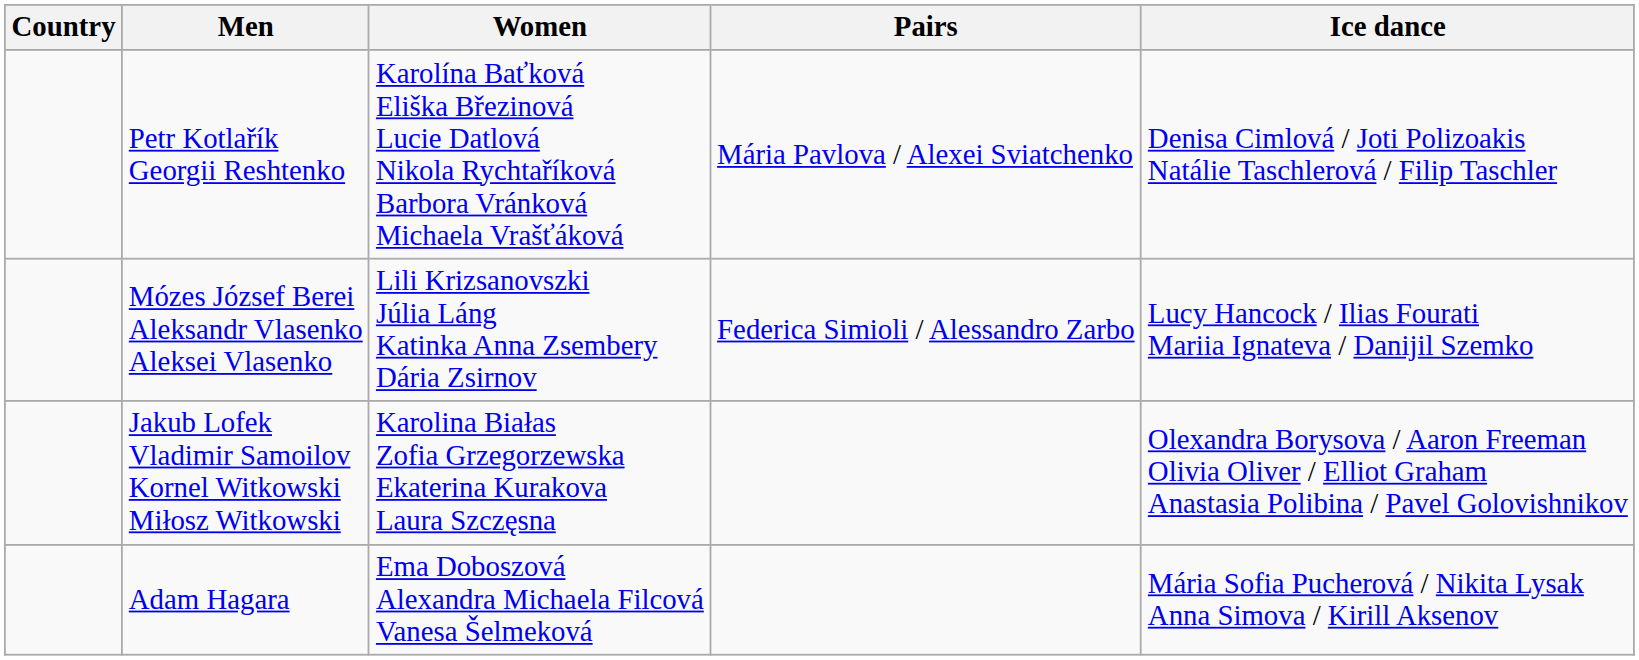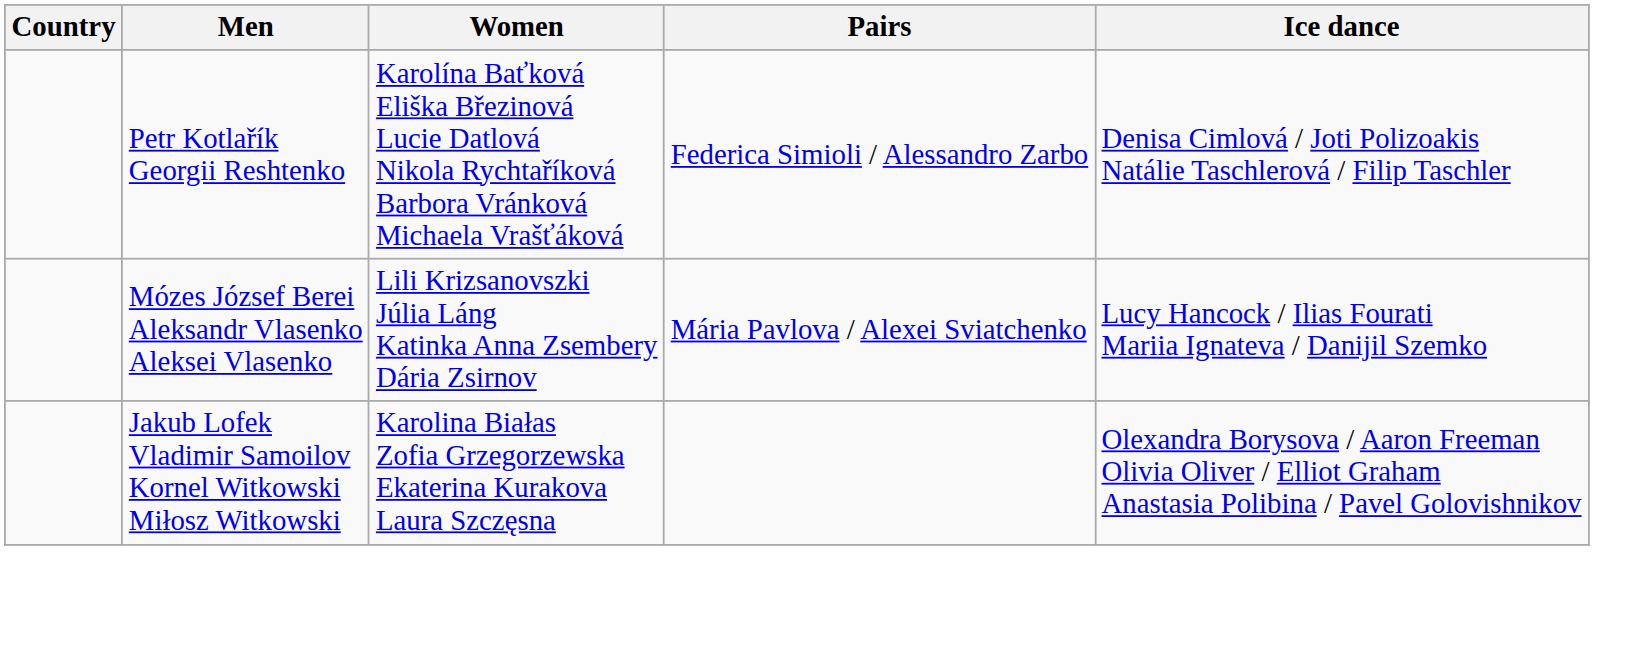(925, 154) Mária Pavlova / Alexei Sviatchenko -> (879, 154) Federica Simioli / Alessandro Zarbo
(926, 329) Federica Simioli / Alessandro Zarbo -> (879, 329) Mária Pavlova / Alexei Sviatchenko
- row: (209, 598)
